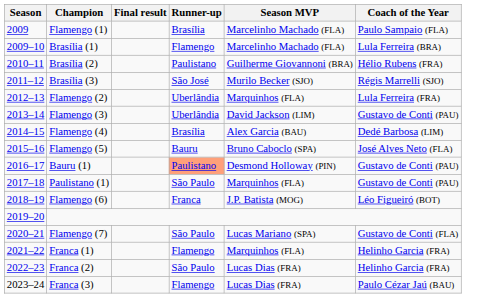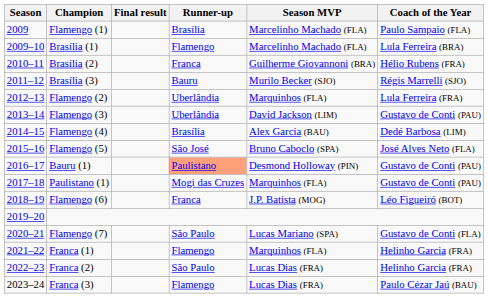(194, 64) Paulistano -> (186, 64) Franca
(190, 81) São José -> (185, 81) Bauru
(185, 149) Bauru -> (190, 149) São José
(193, 183) São Paulo -> (208, 183) Mogi das Cruzes
